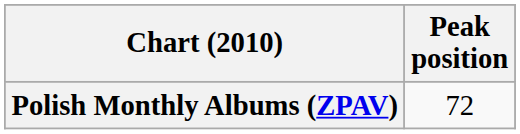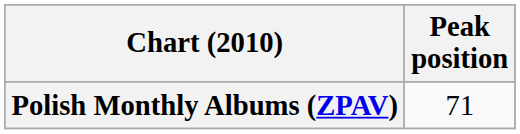(460, 104) 72 -> (460, 104) 71
